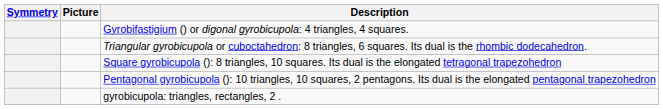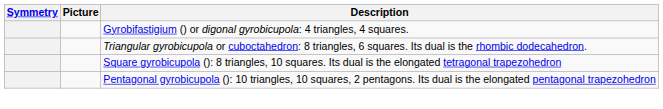- row: (192, 96)
